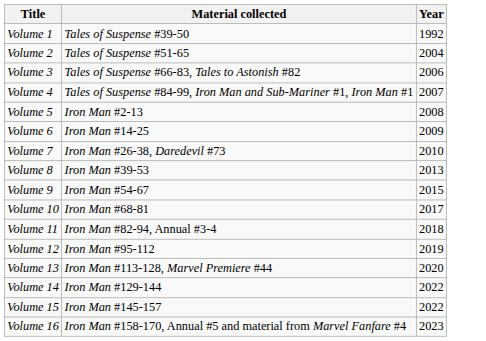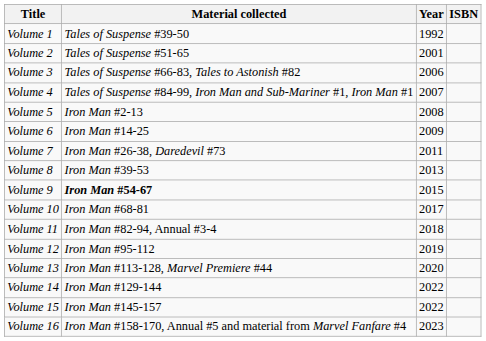+ column: (464, 14)
(431, 53) 2004 -> (431, 53) 2001
(431, 151) 2010 -> (431, 151) 2011
(107, 190) normal -> (108, 190) bold
